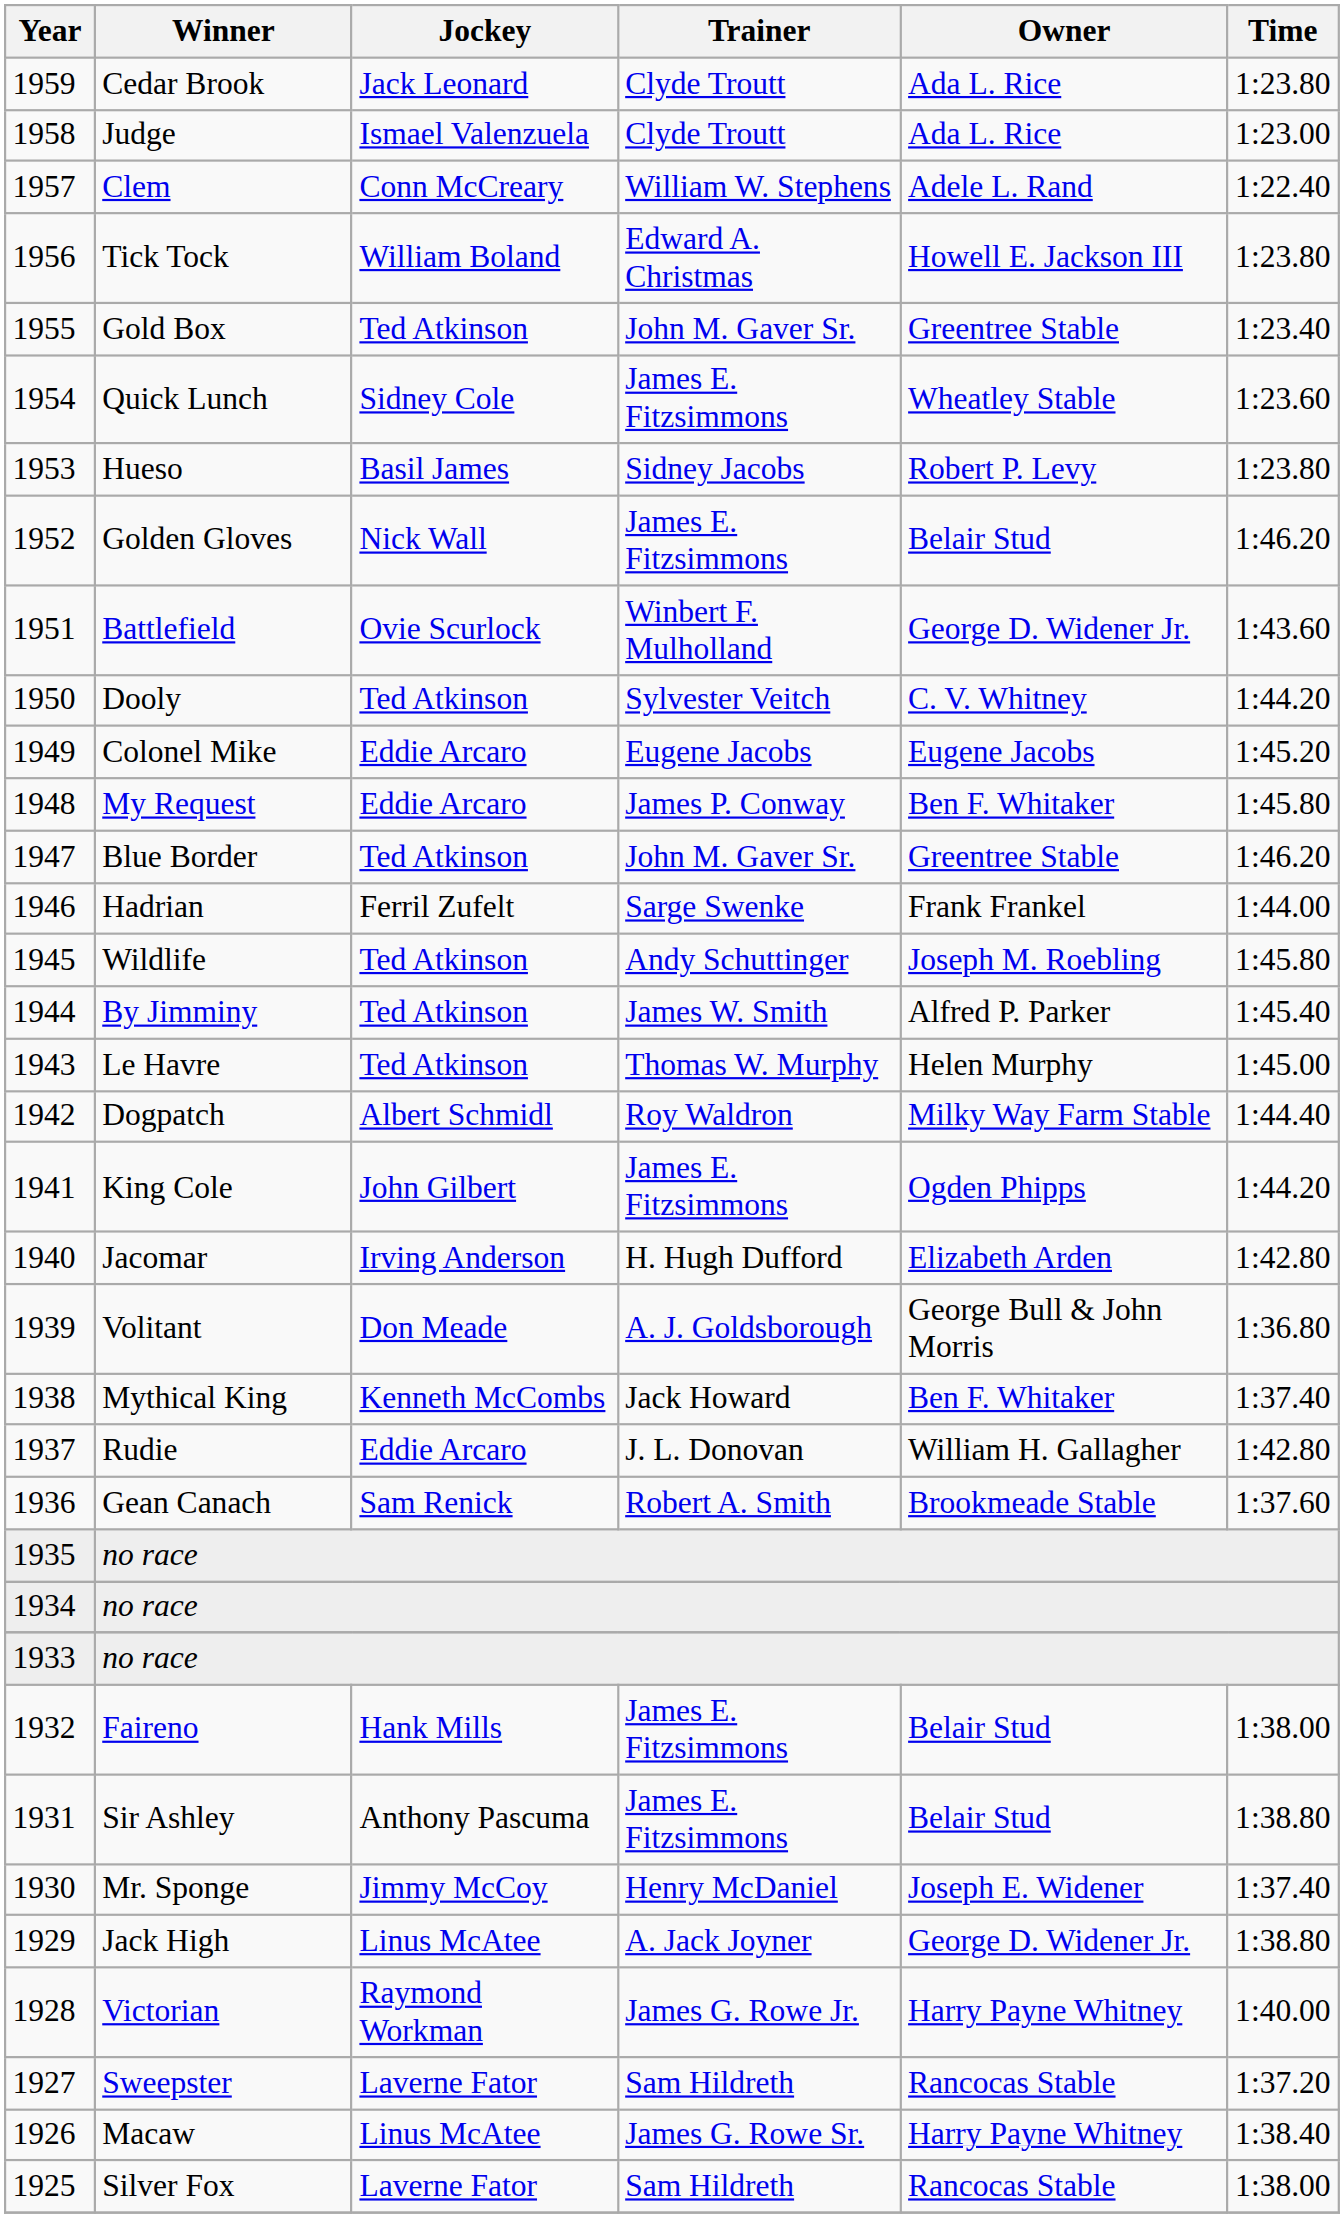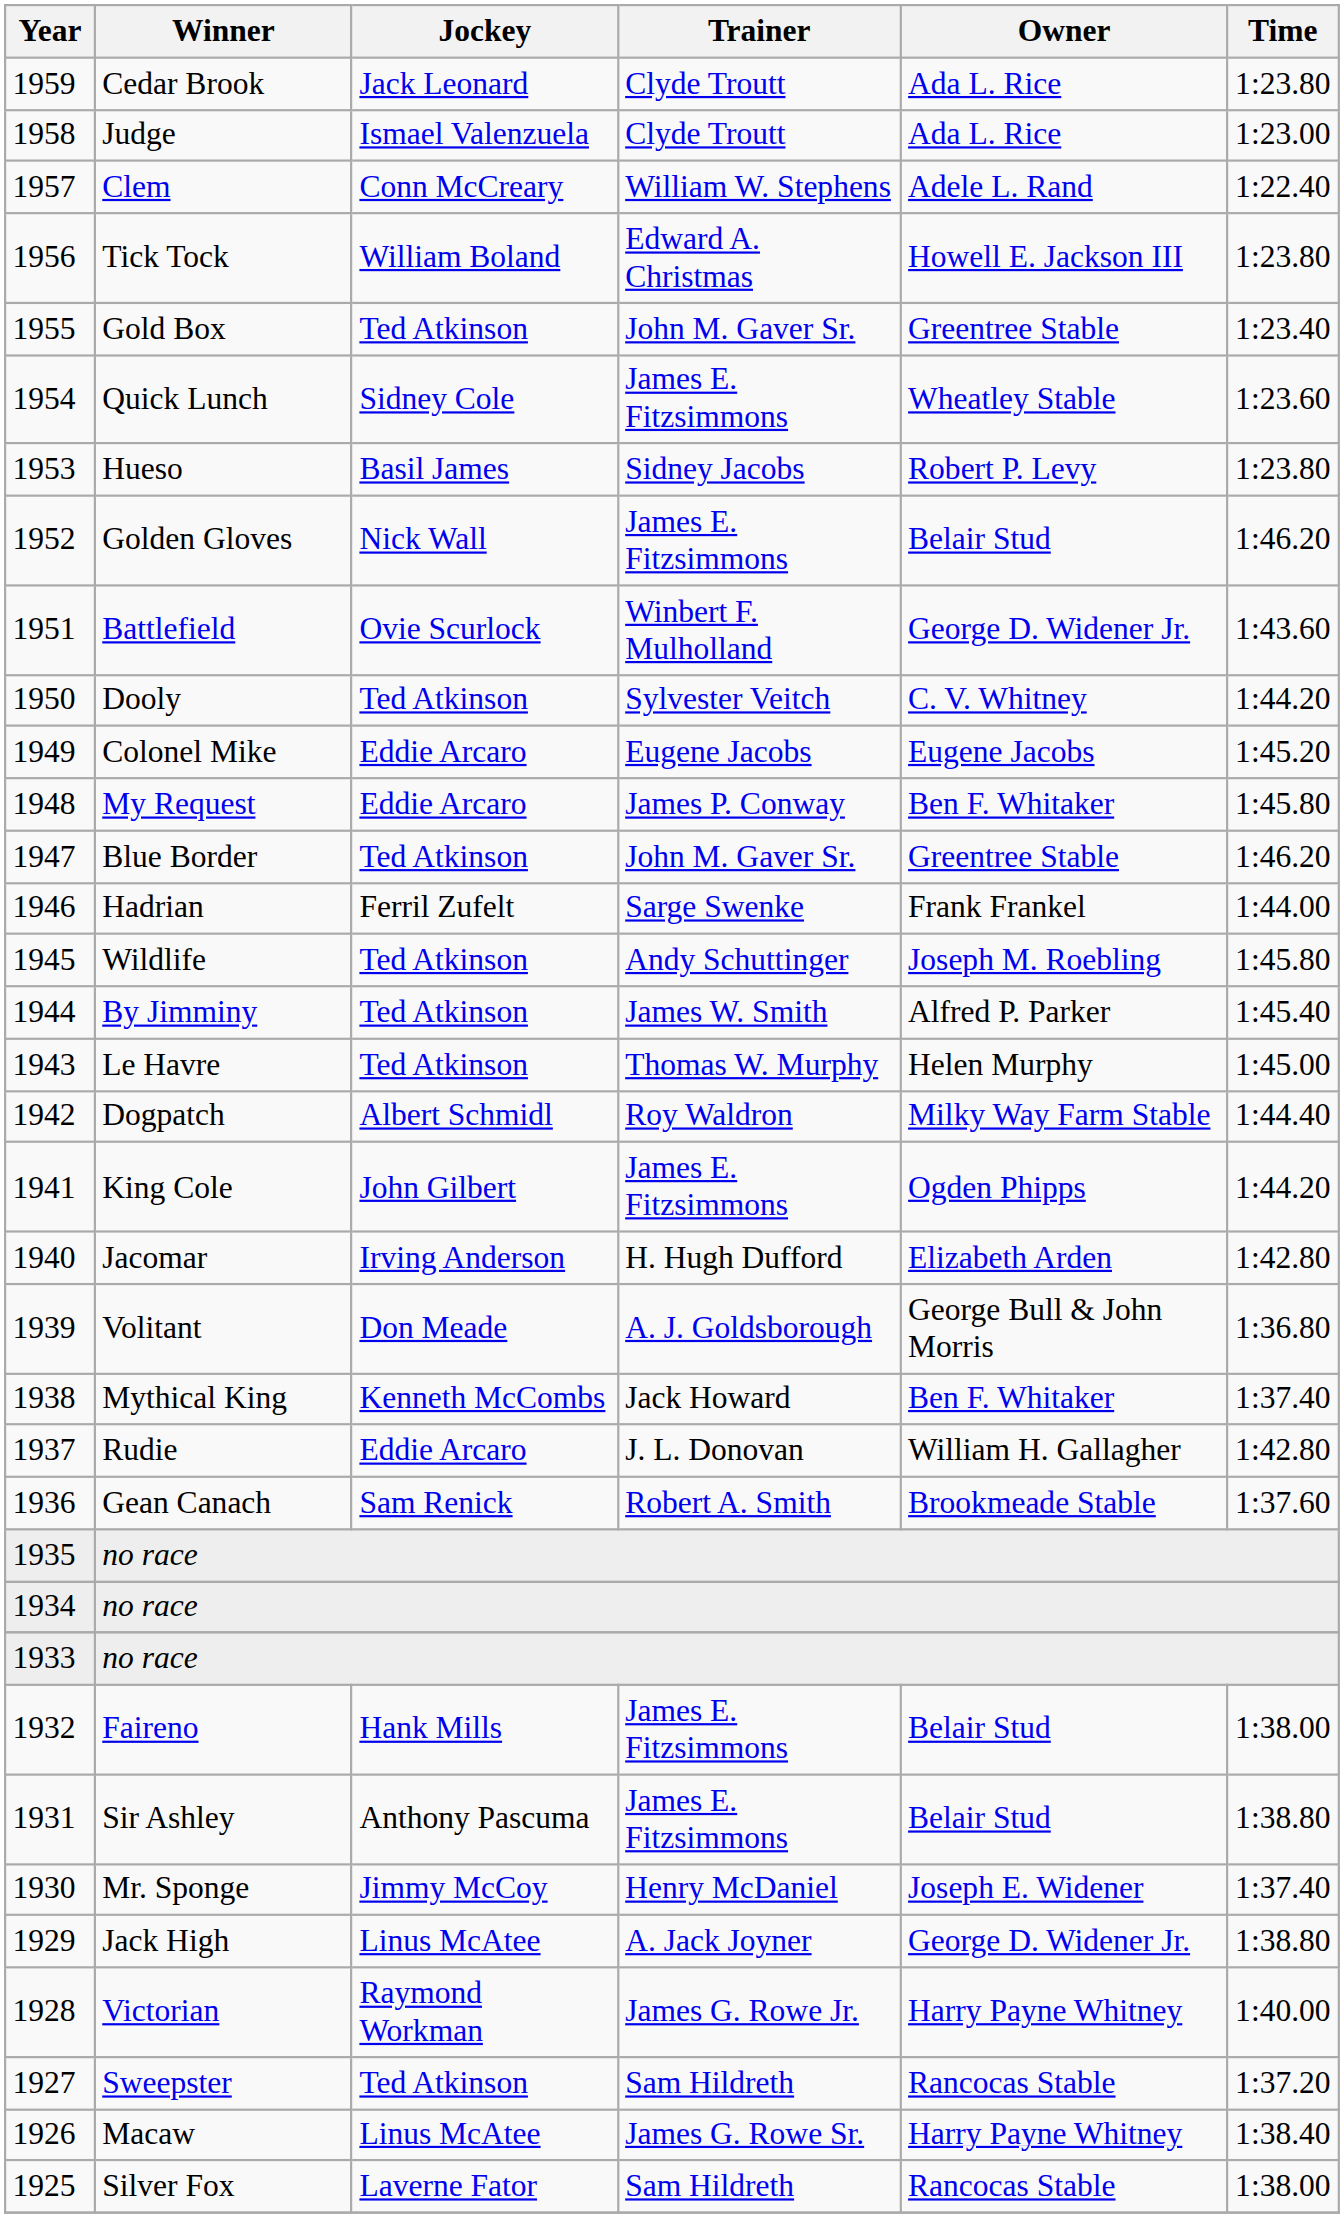(448, 2082) Laverne Fator -> (444, 2082) Ted Atkinson
